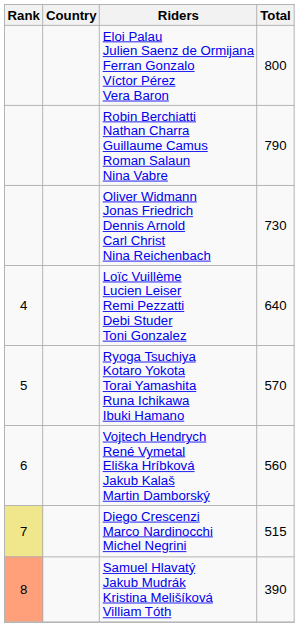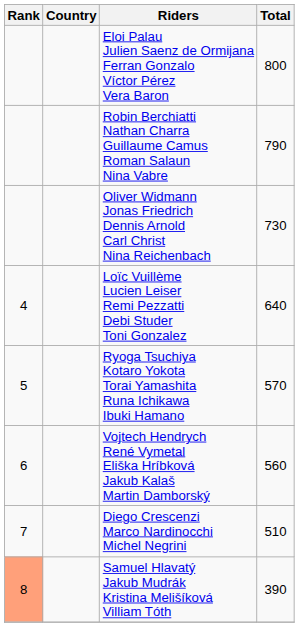(24, 531) khaki background -> (24, 531) no background
(276, 531) 515 -> (276, 531) 510
